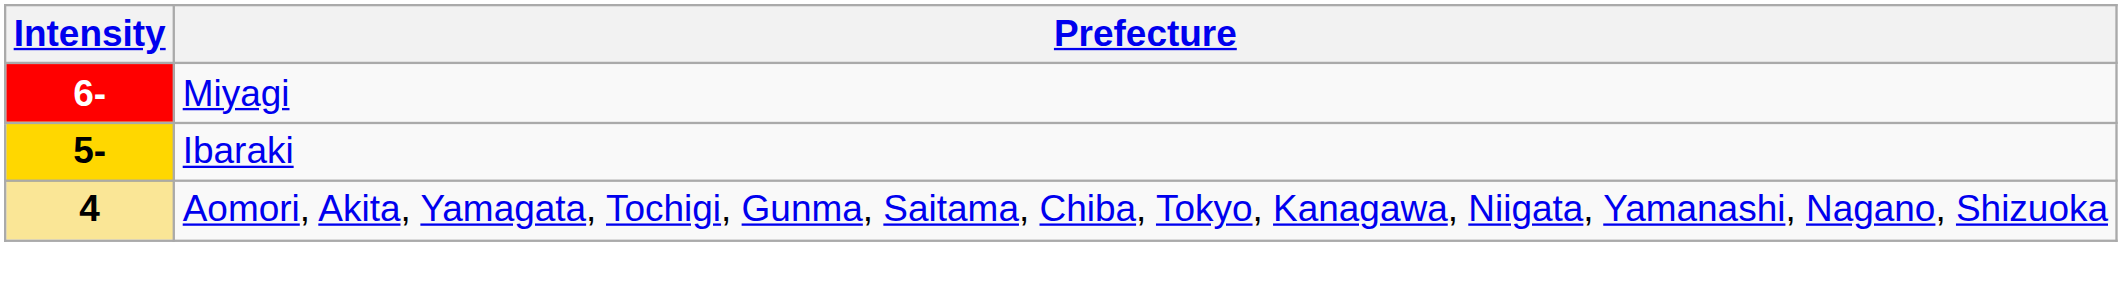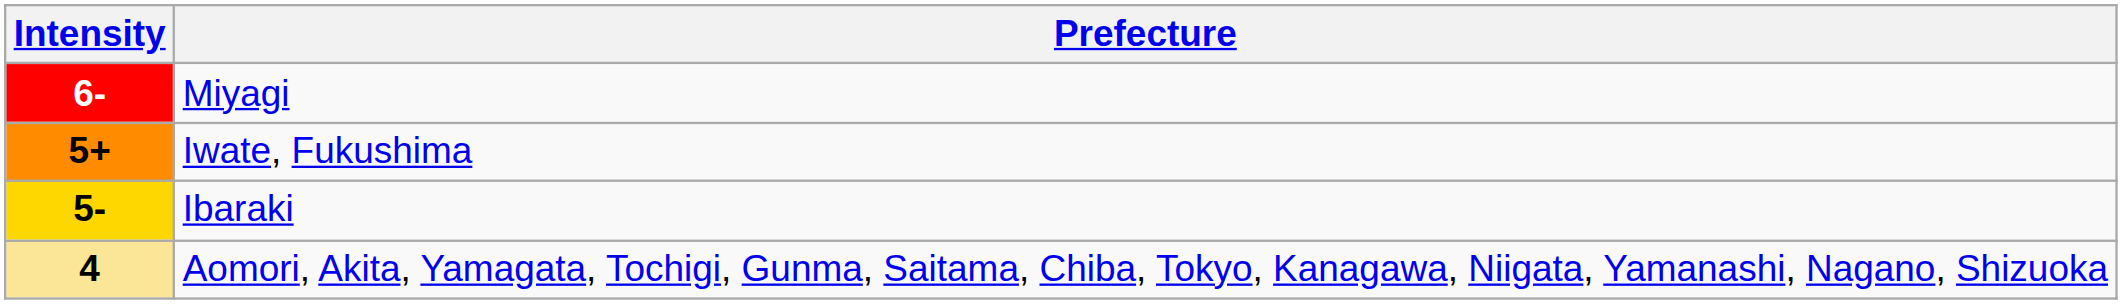+ row: (90, 151)
